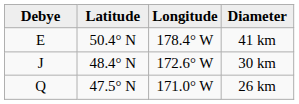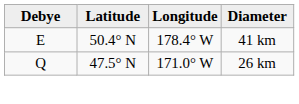- row: (257, 63)
